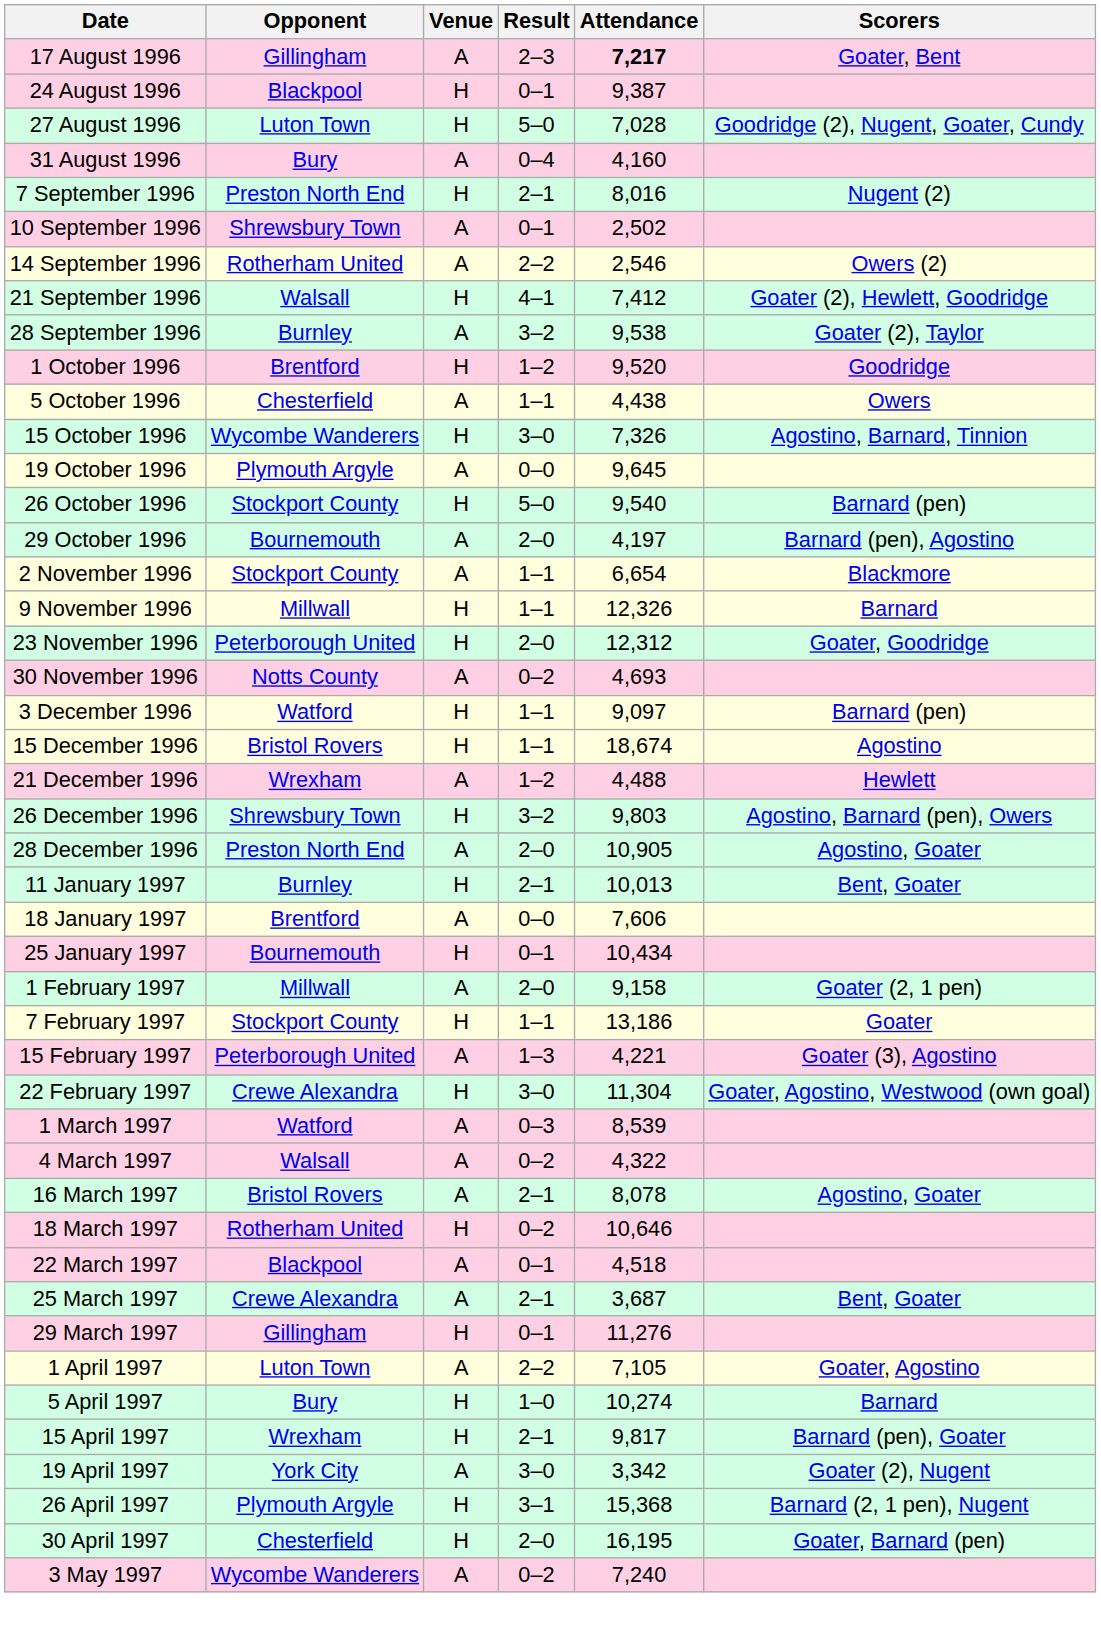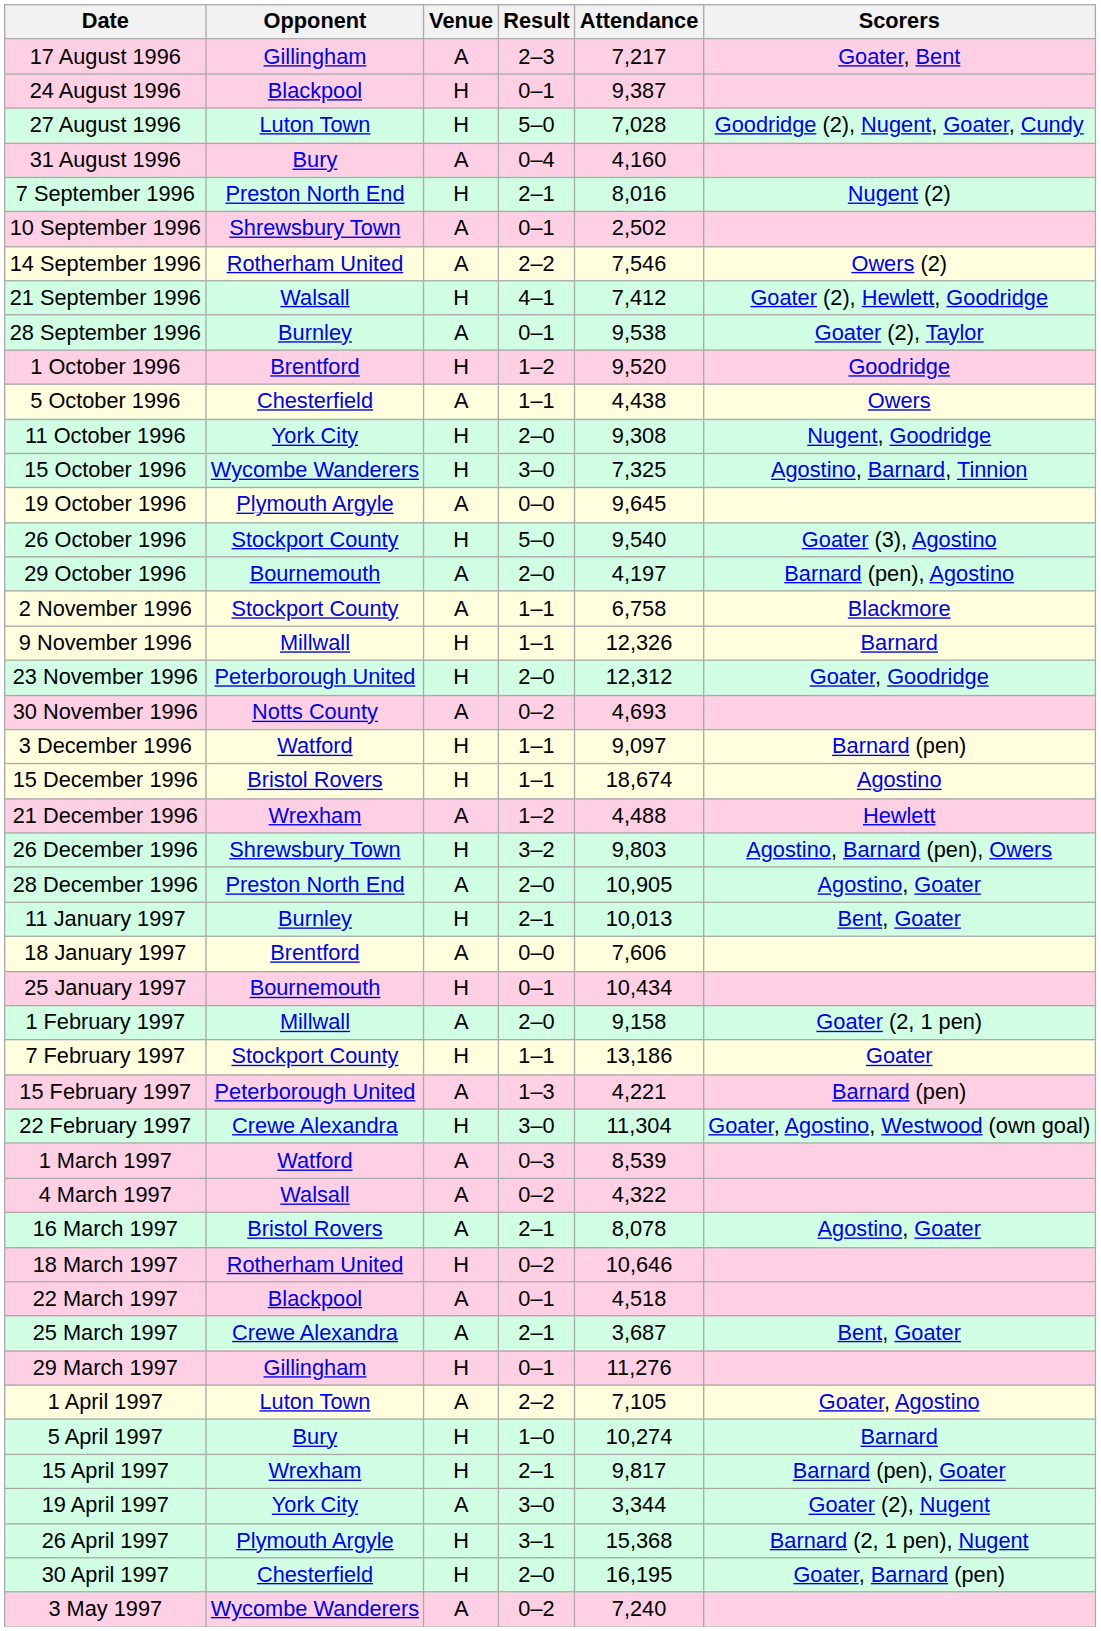(639, 56) bold -> (639, 56) normal
(639, 263) 2,546 -> (639, 263) 7,546
(536, 332) 3–2 -> (536, 332) 0–1
+ row: (105, 435)
(639, 435) 7,326 -> (639, 470) 7,325
(899, 504) Barnard (pen) -> (899, 539) Goater (3), Agostino
(639, 573) 6,654 -> (639, 608) 6,758
(899, 1057) Goater (3), Agostino -> (899, 1091) Barnard (pen)
(639, 1471) 3,342 -> (639, 1505) 3,344
